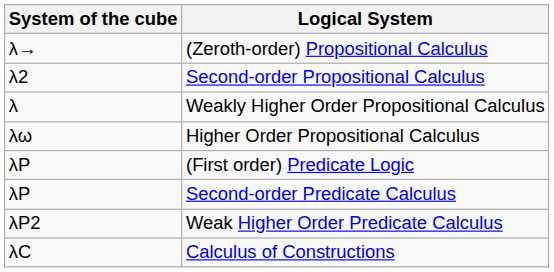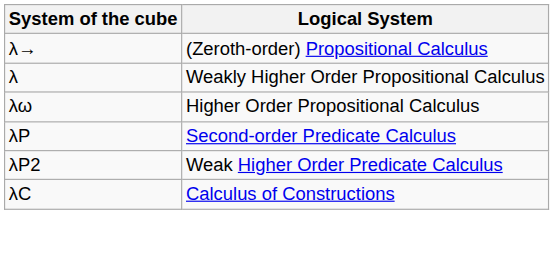- row: (335, 77)
- row: (300, 164)
